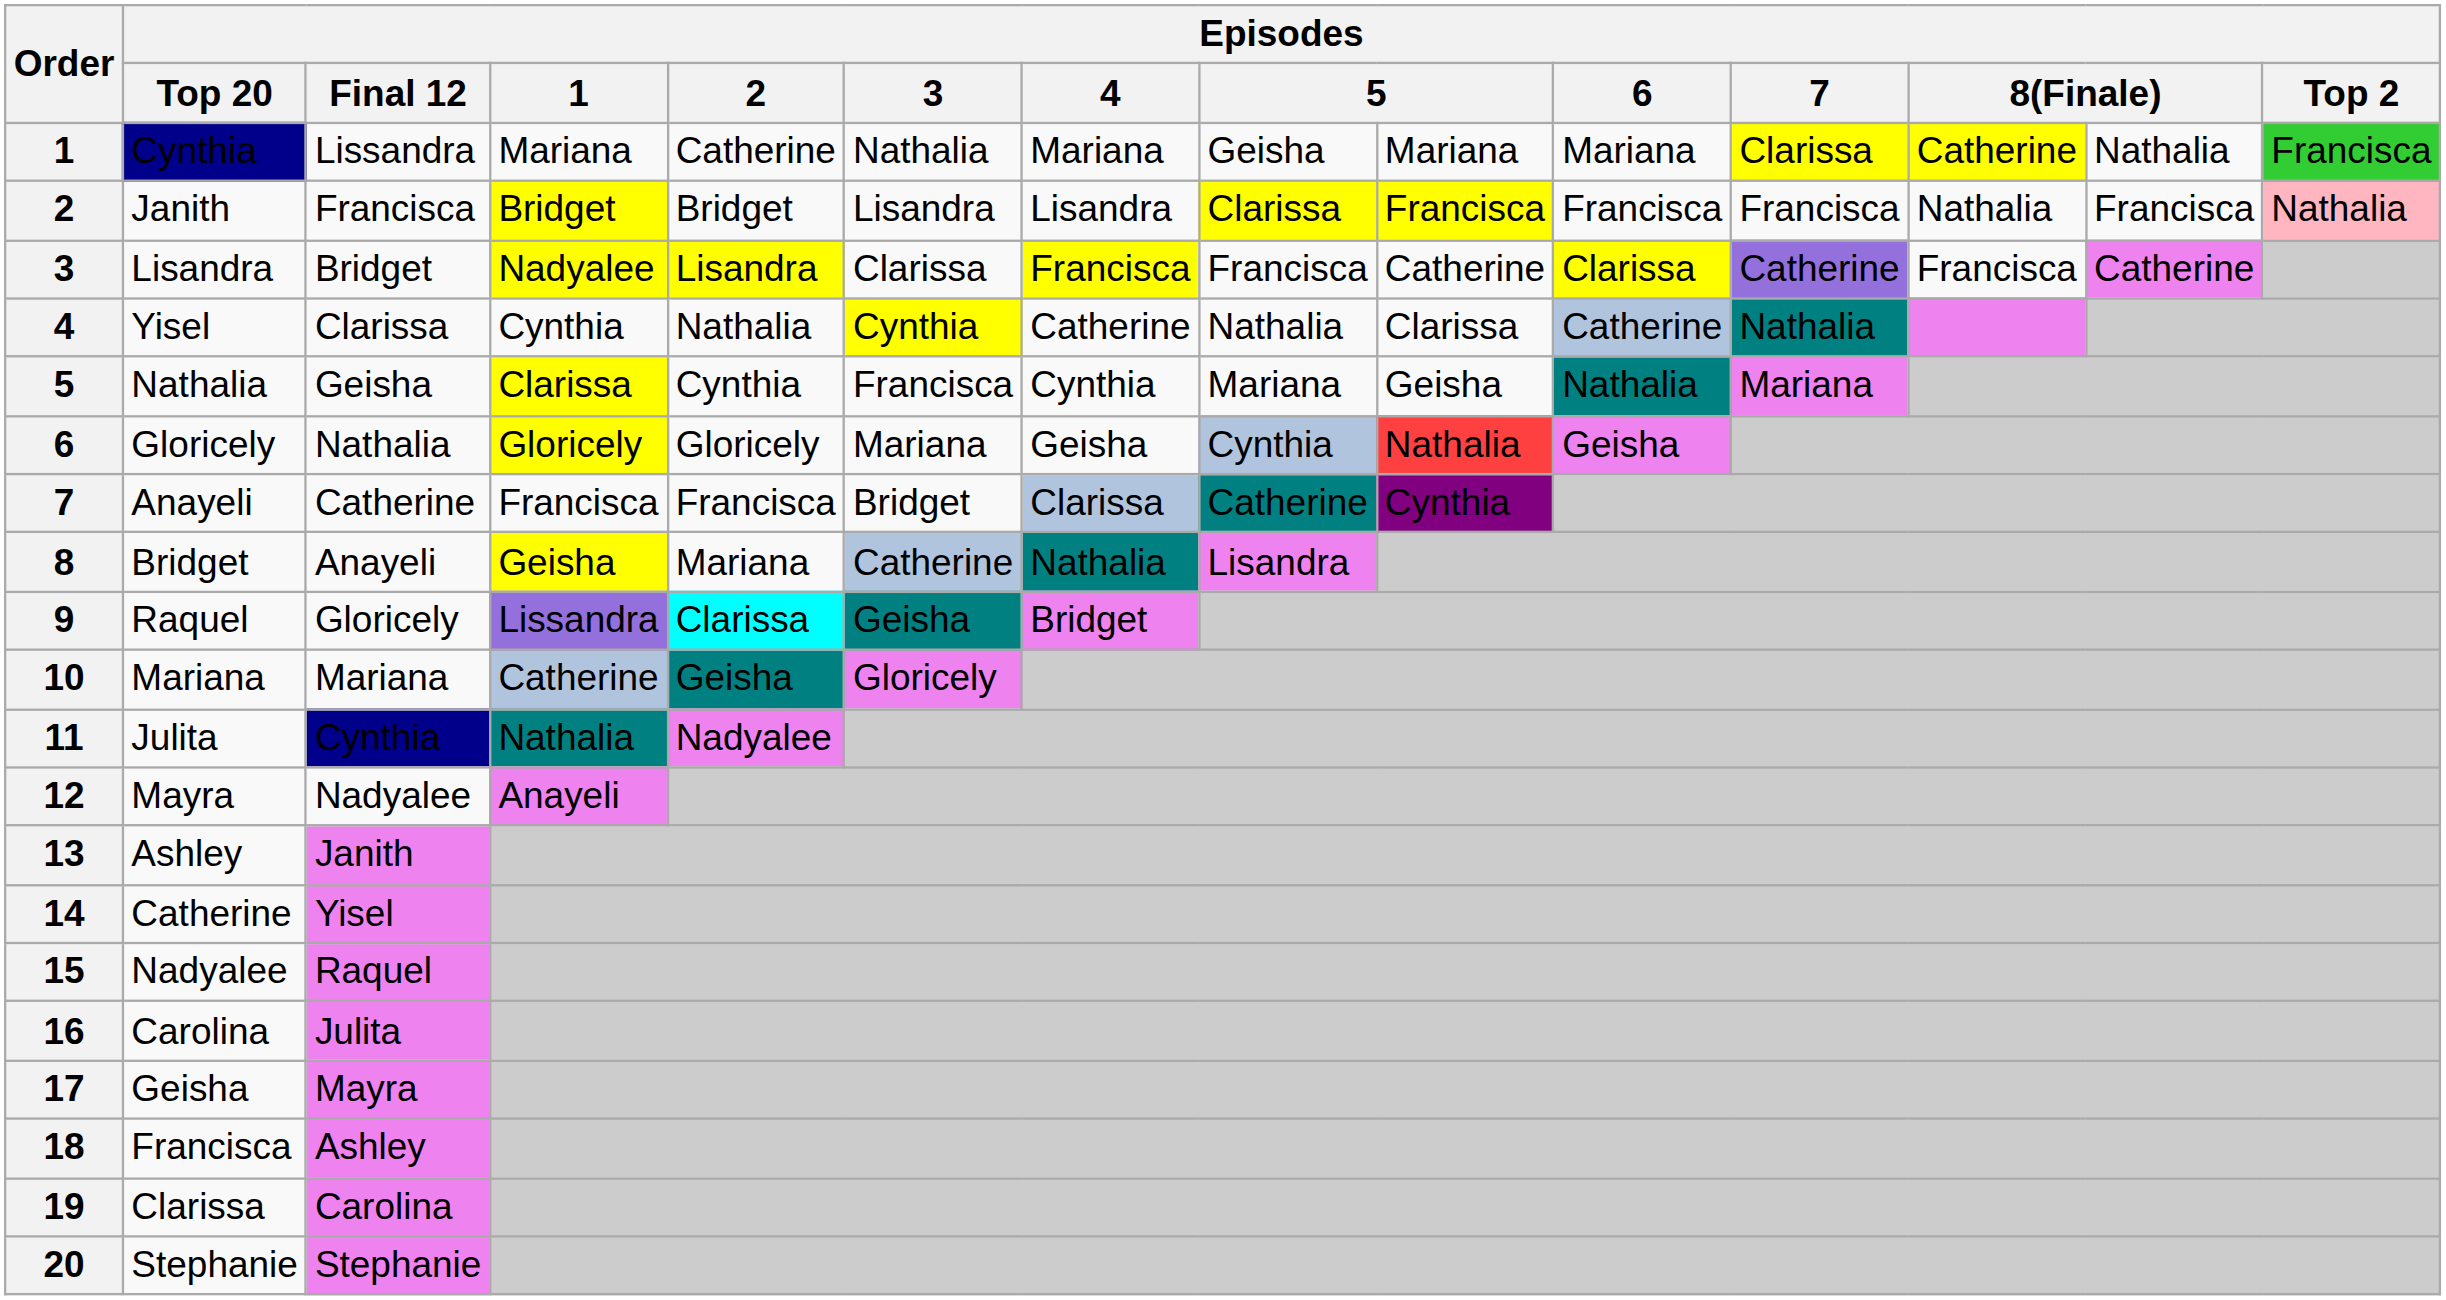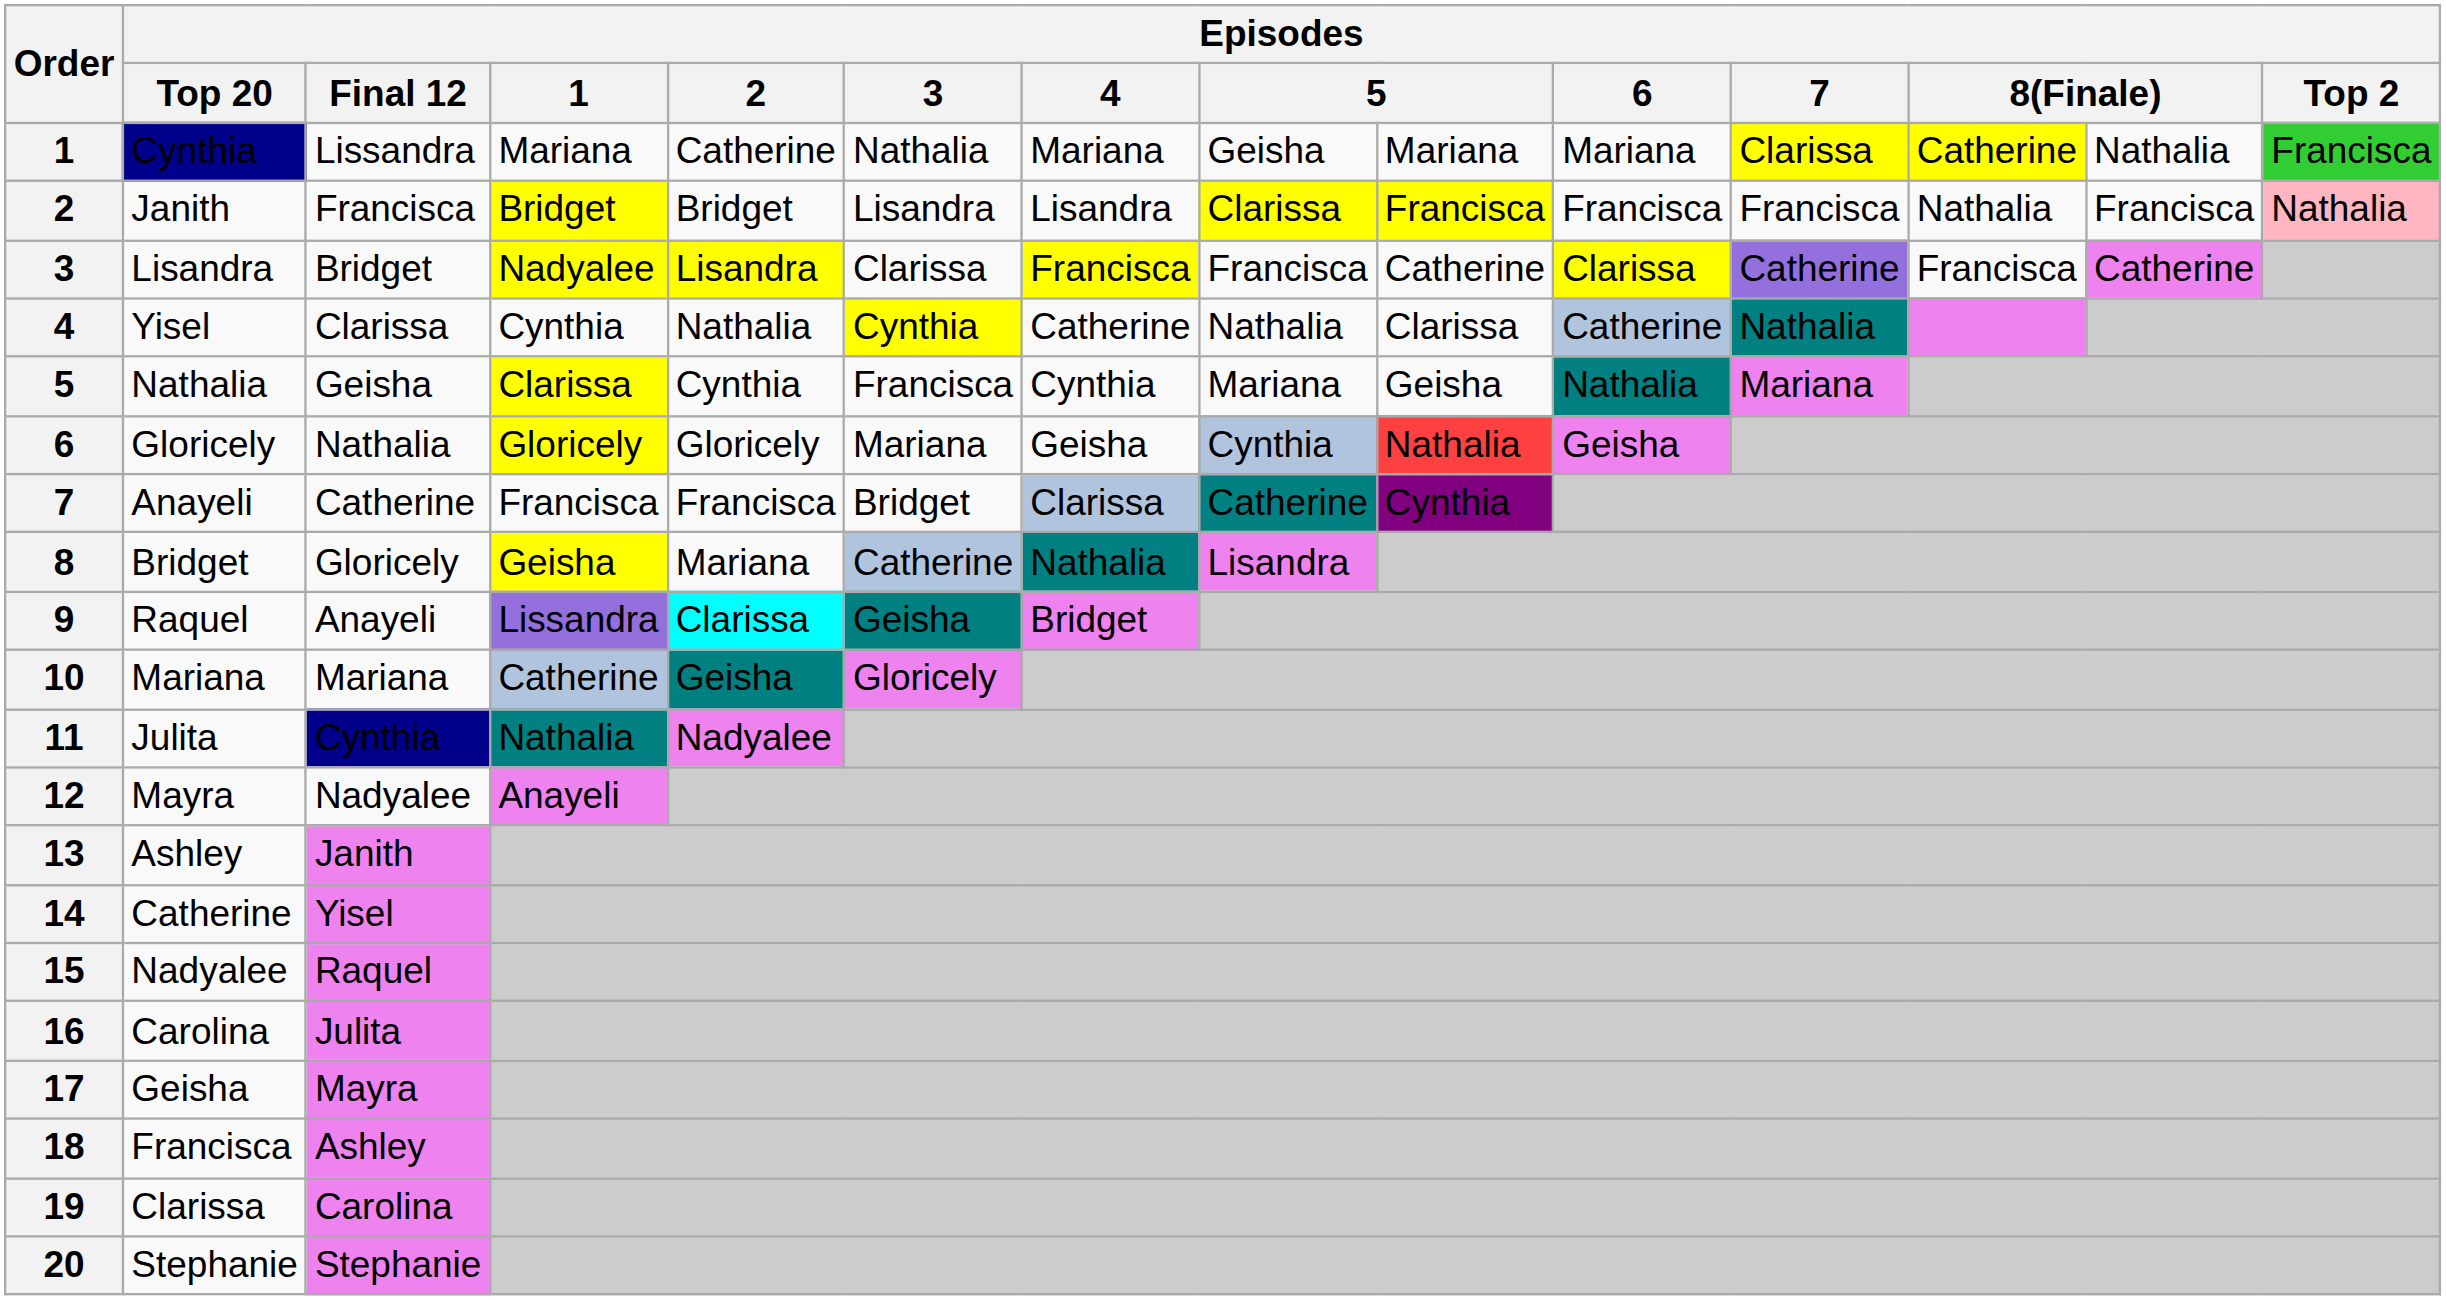(375, 561) Anayeli -> (387, 561) Gloricely
(387, 619) Gloricely -> (375, 619) Anayeli
